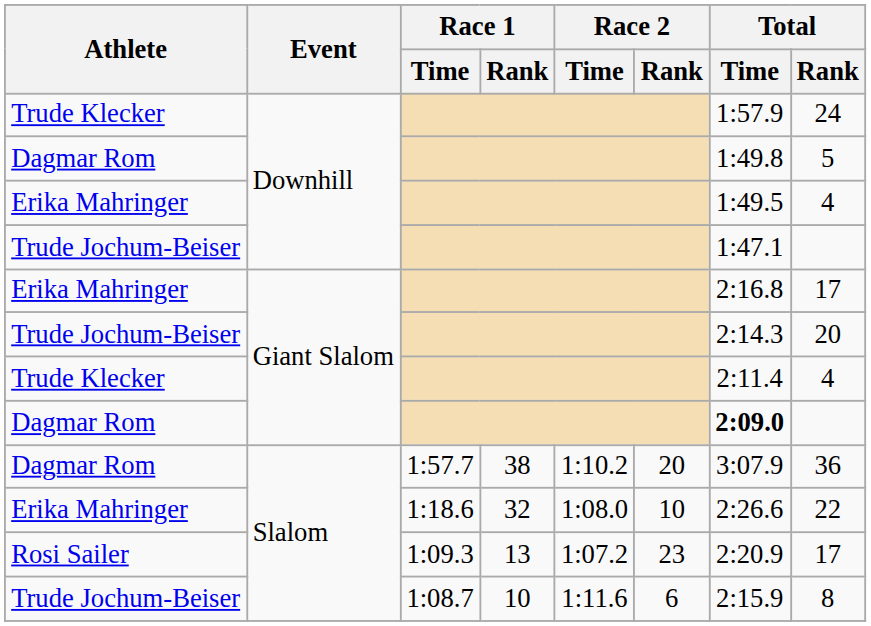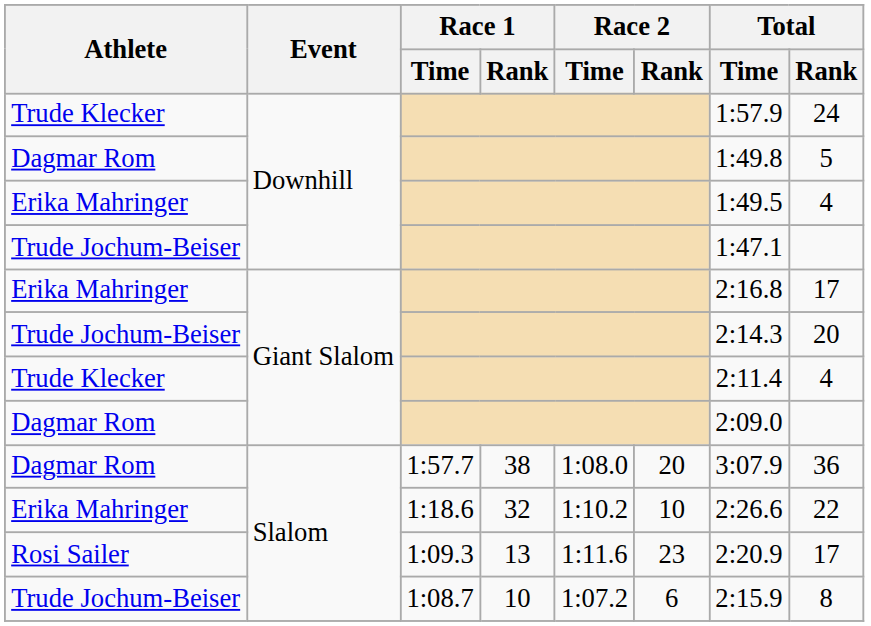(750, 422) bold -> (749, 422) normal
(595, 466) 1:10.2 -> (595, 466) 1:08.0
(595, 510) 1:08.0 -> (595, 510) 1:10.2
(595, 554) 1:07.2 -> (595, 554) 1:11.6
(595, 598) 1:11.6 -> (595, 598) 1:07.2
